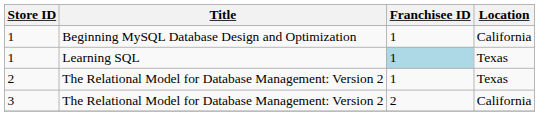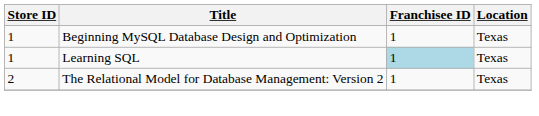(504, 36) California -> (492, 36) Texas
- row: (11, 100)
